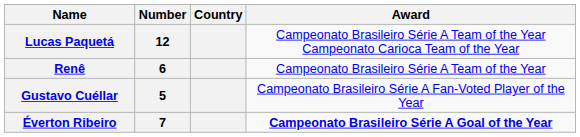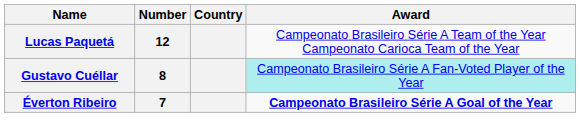- row: (70, 69)
(163, 96) 5 -> (163, 76) 8
(411, 96) no background -> (411, 76) paleturquoise background
